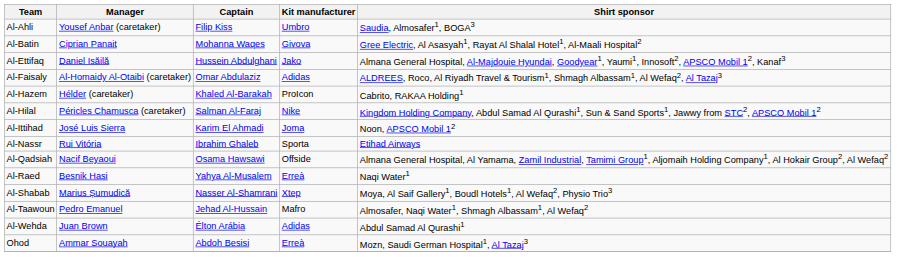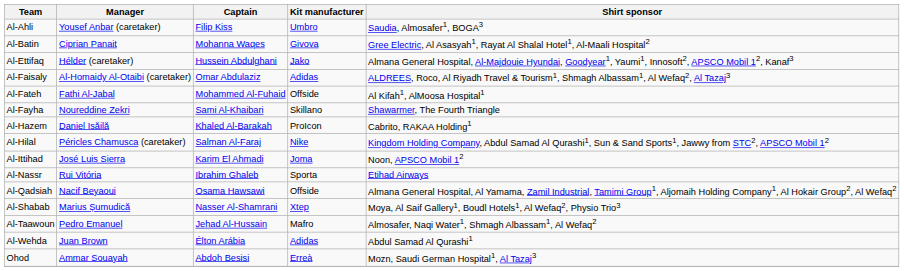(84, 60) Daniel Isăilă -> (96, 60) Hélder (caretaker)
+ row: (24, 94)
+ row: (25, 110)
(96, 94) Hélder (caretaker) -> (84, 125) Daniel Isăilă
- row: (23, 176)
